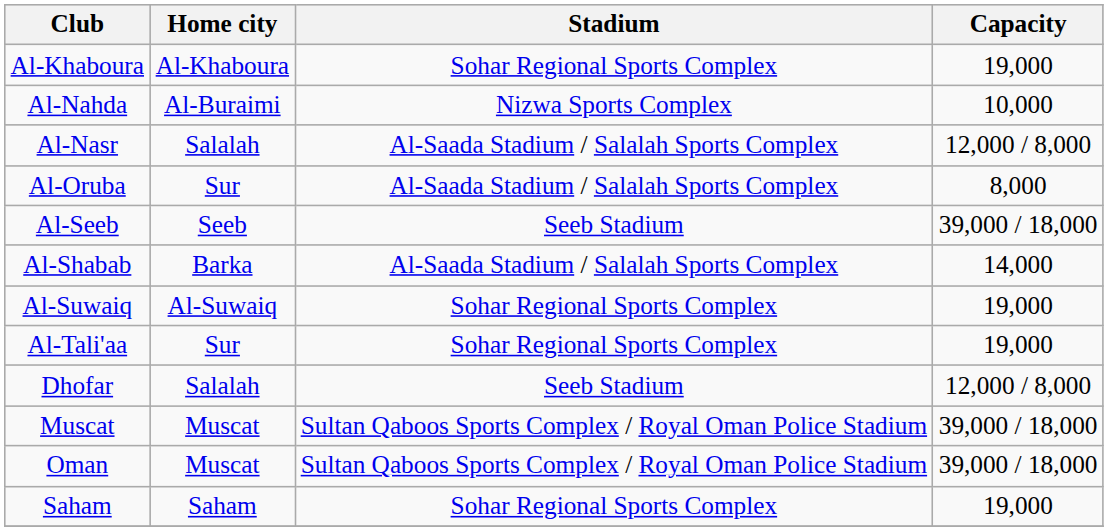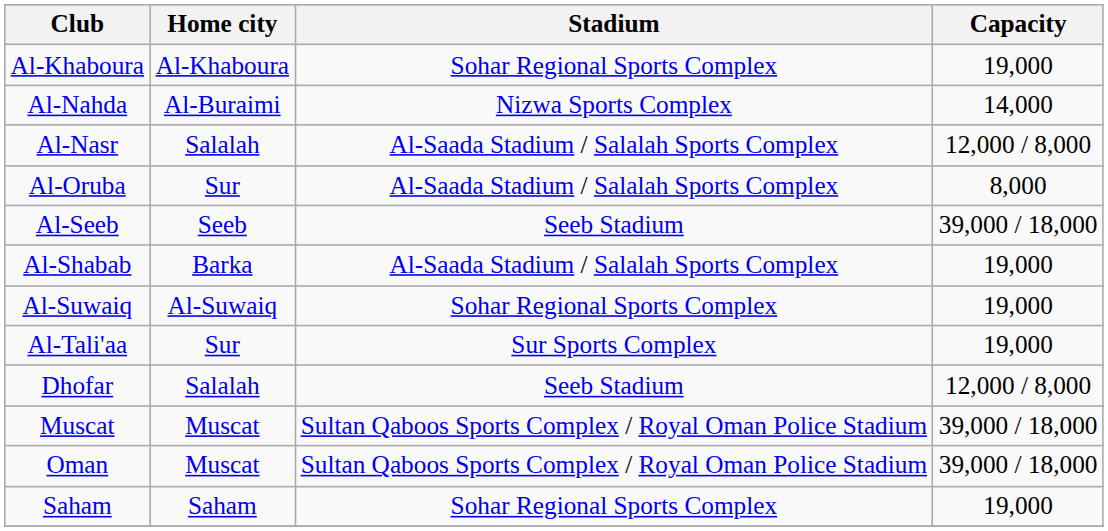(1018, 104) 10,000 -> (1018, 104) 14,000
(1018, 265) 14,000 -> (1018, 265) 19,000
(614, 345) Sohar Regional Sports Complex -> (614, 345) Sur Sports Complex
